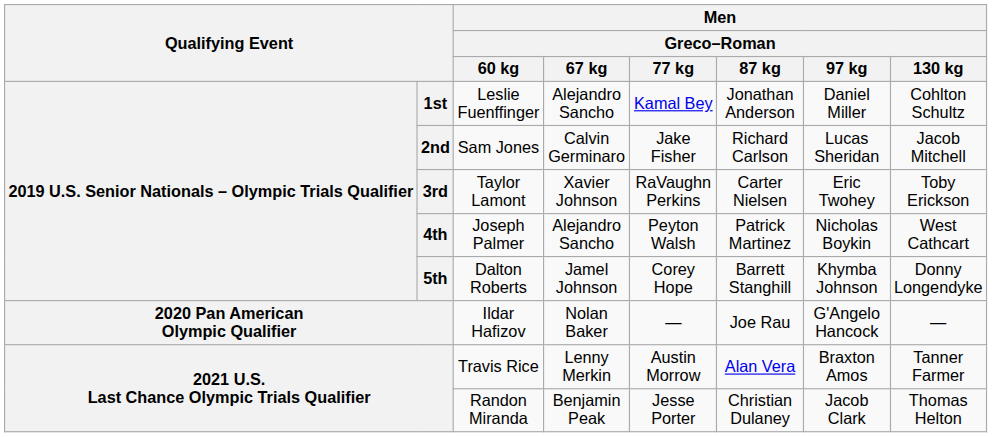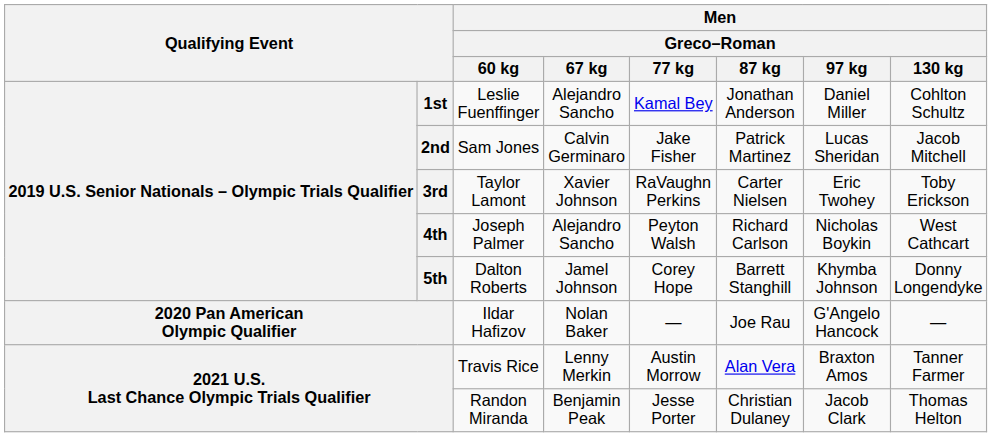(760, 148) Richard Carlson -> (760, 148) Patrick Martinez
(760, 235) Patrick Martinez -> (760, 235) Richard Carlson
